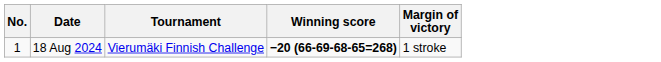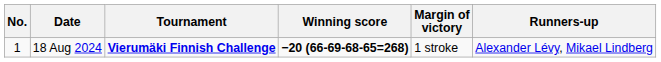+ column: (564, 21)
(186, 48) normal -> (192, 48) bold
